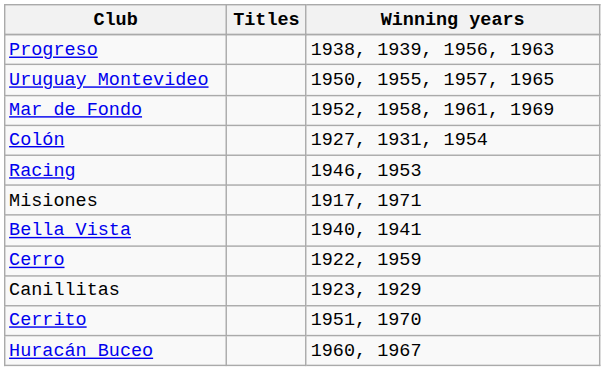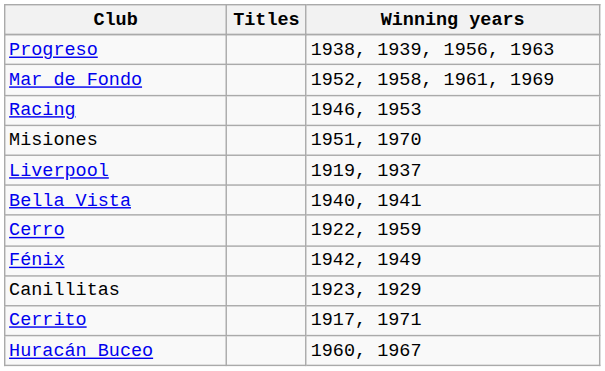- row: (109, 80)
- row: (37, 140)
(366, 200) 1917, 1971 -> (366, 140) 1951, 1970
+ row: (59, 170)
+ row: (37, 260)
(366, 321) 1951, 1970 -> (366, 321) 1917, 1971
